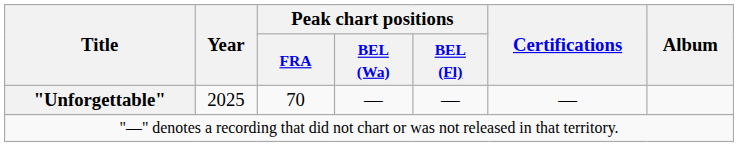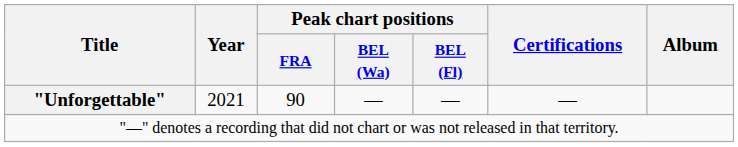(226, 99) 2025 -> (226, 99) 2021
(295, 99) 70 -> (295, 99) 90
